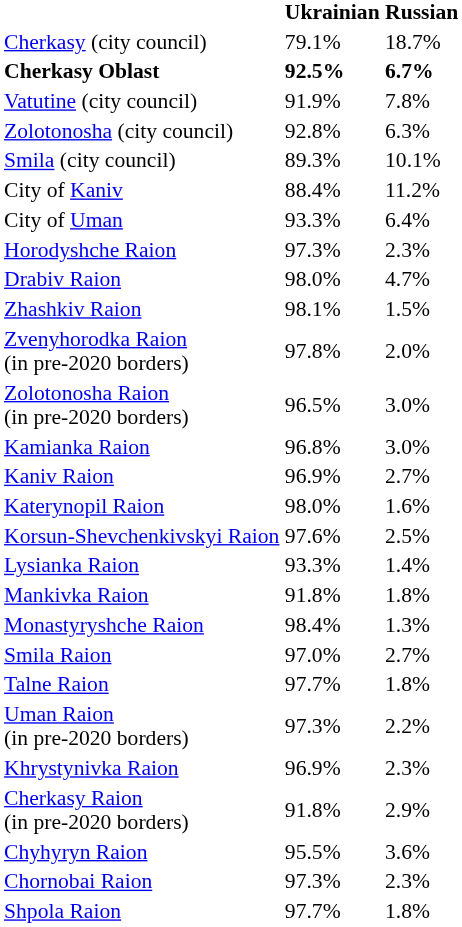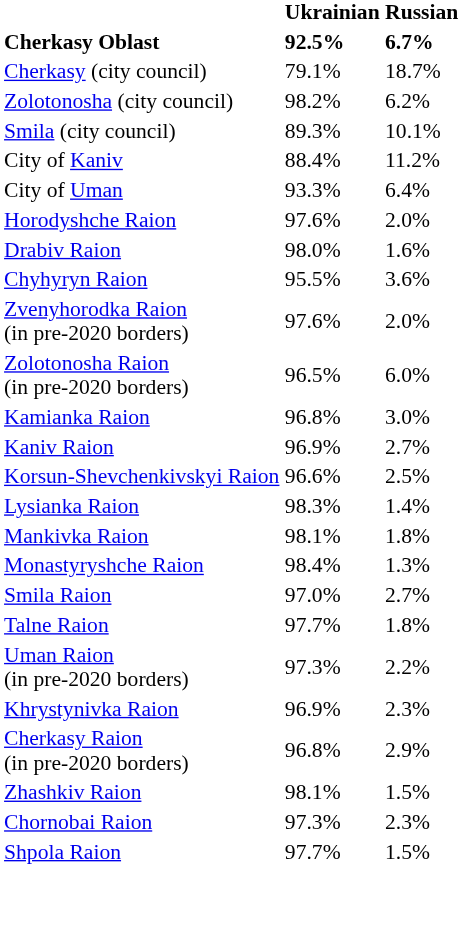rows swapped: (82, 71) <-> (105, 41)
- row: (101, 101)
(313, 130) 92.8% -> (313, 101) 98.2%
(408, 130) 6.3% -> (408, 101) 6.2%
(313, 249) 97.3% -> (313, 219) 97.6%
(408, 249) 2.3% -> (408, 219) 2.0%
(408, 279) 4.7% -> (408, 249) 1.6%
rows swapped: (73, 309) <-> (76, 851)
(313, 350) 97.8% -> (313, 321) 97.6%
(408, 404) 3.0% -> (408, 375) 6.0%
- row: (84, 506)
(313, 535) 97.6% -> (313, 476) 96.6%
(313, 565) 93.3% -> (313, 506) 98.3%
(313, 595) 91.8% -> (313, 535) 98.1%
(313, 809) 91.8% -> (313, 750) 96.8%
(408, 911) 1.8% -> (408, 851) 1.5%
